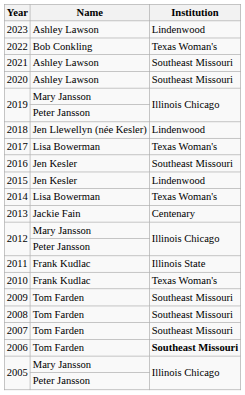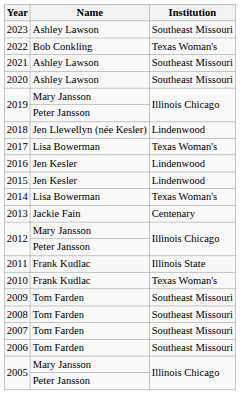(178, 29) Lindenwood -> (192, 29) Southeast Missouri
(192, 163) Southeast Missouri -> (178, 163) Lindenwood
(195, 347) bold -> (192, 347) normal
